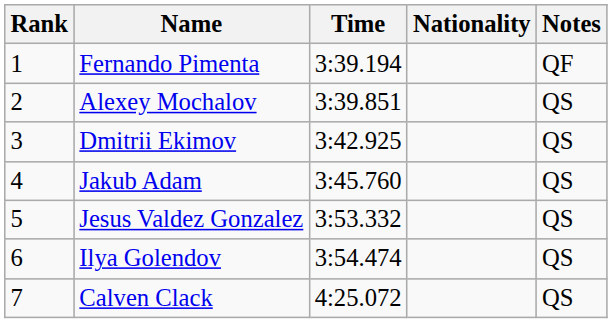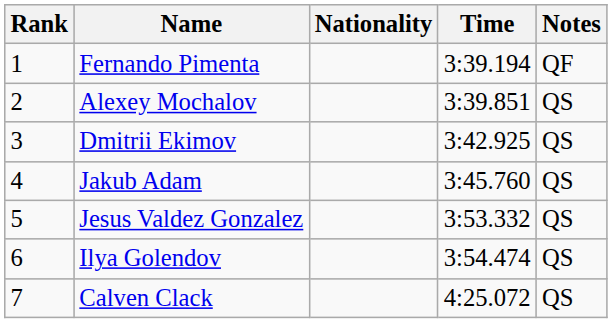columns swapped: (472, 24) <-> (358, 24)
